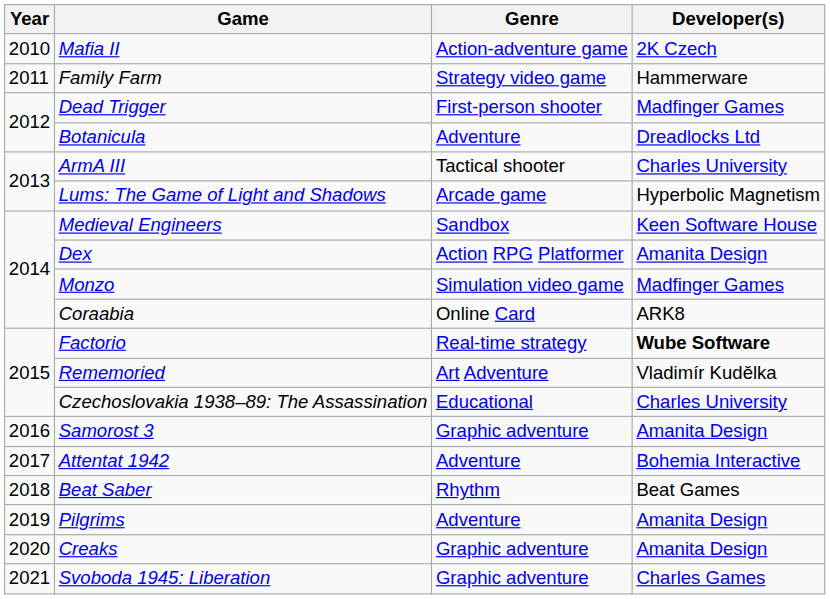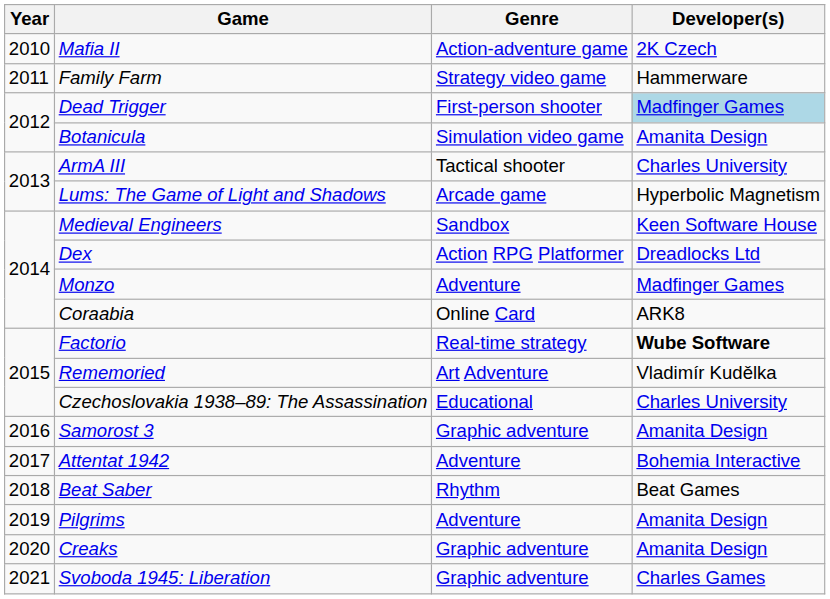(710, 107) no background -> (710, 107) lightblue background
(478, 136) Adventure -> (530, 136) Simulation video game
(698, 136) Dreadlocks Ltd -> (702, 136) Amanita Design
(702, 254) Amanita Design -> (698, 254) Dreadlocks Ltd
(530, 284) Simulation video game -> (478, 284) Adventure
